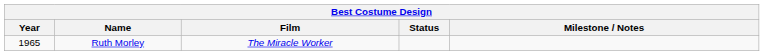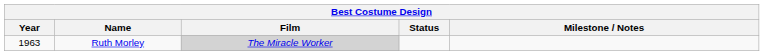(29, 43) 1965 -> (29, 43) 1963
(290, 43) no background -> (290, 43) lightgrey background
